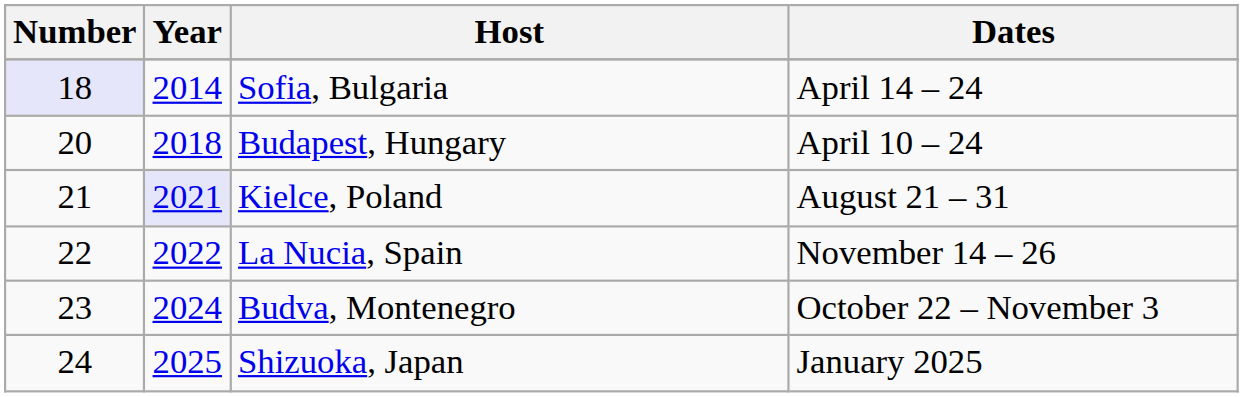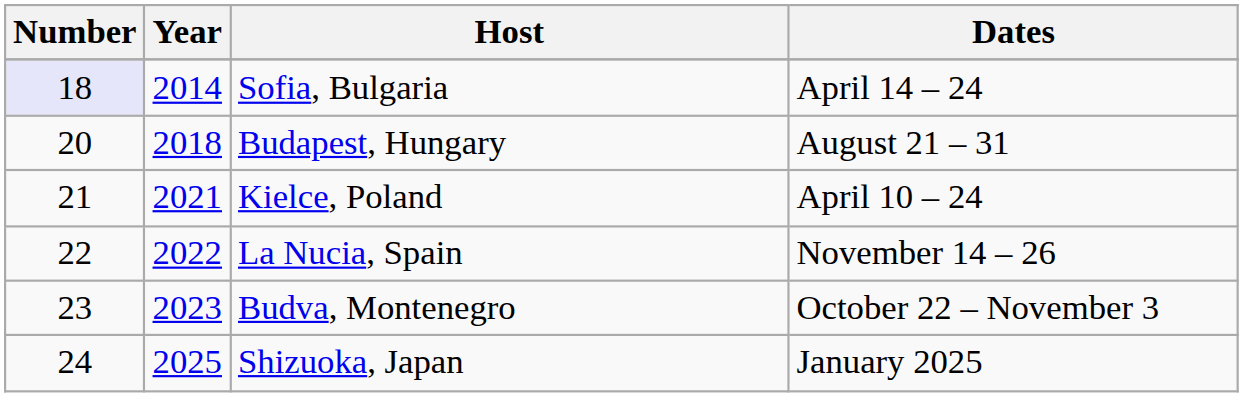(890, 142) April 10 – 24 -> (903, 142) August 21 – 31
(187, 197) lavender background -> (187, 197) no background
(903, 197) August 21 – 31 -> (890, 197) April 10 – 24
(187, 307) 2024 -> (187, 307) 2023
